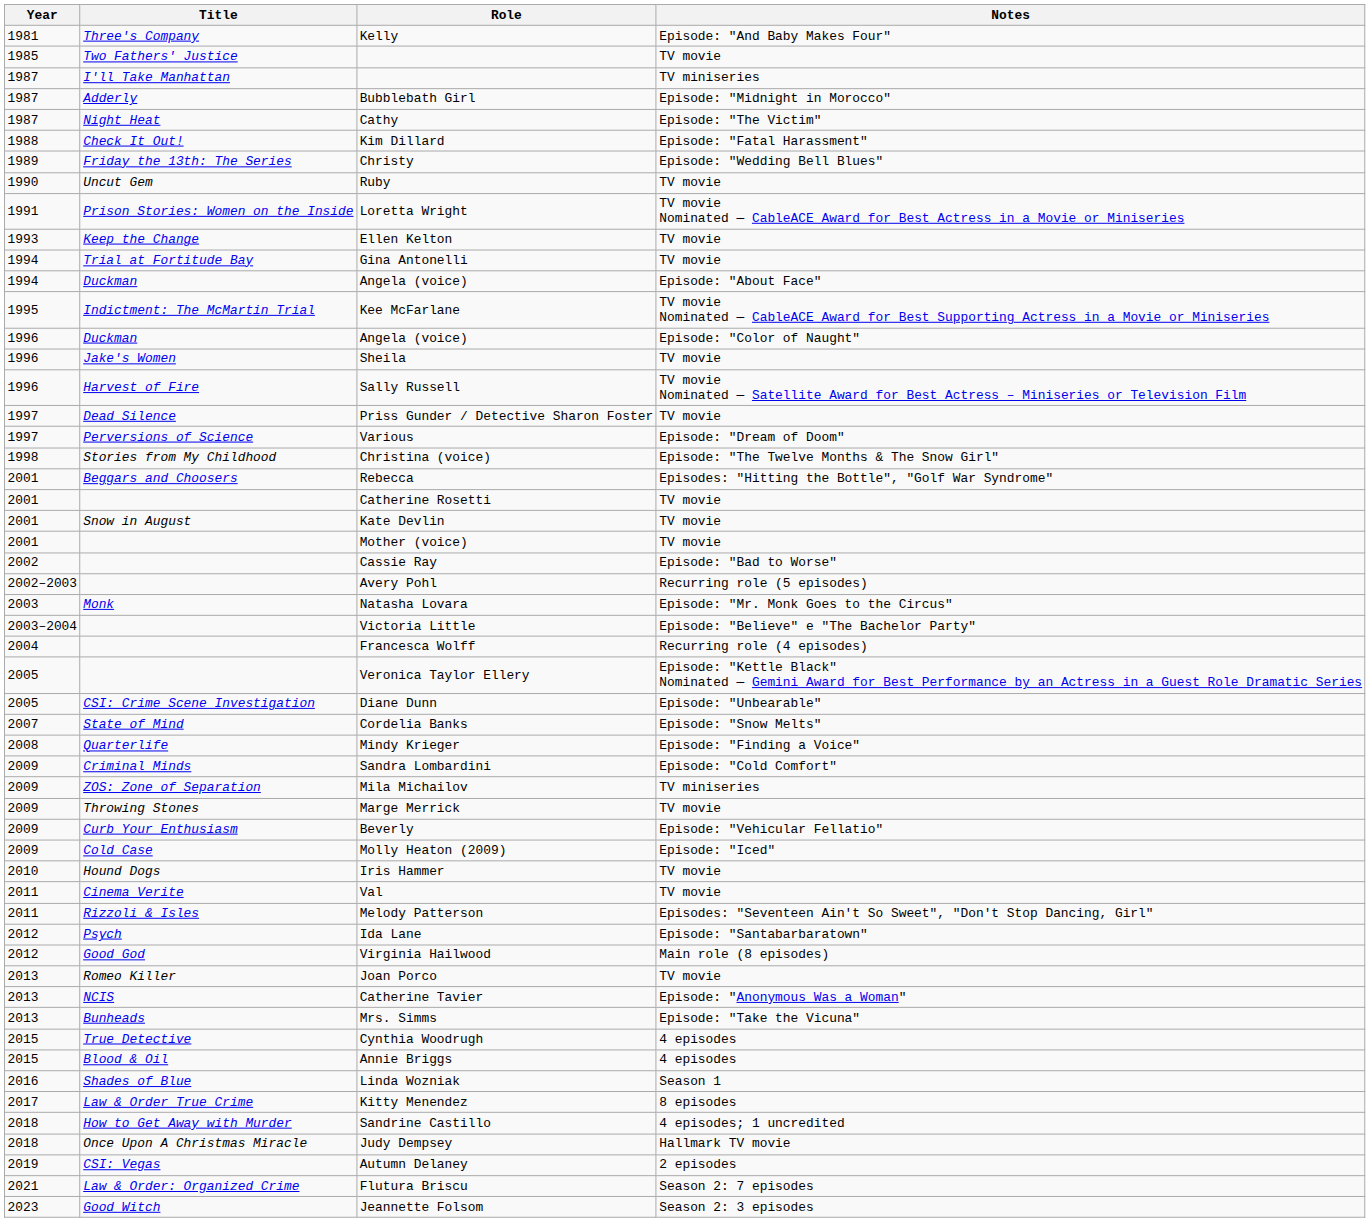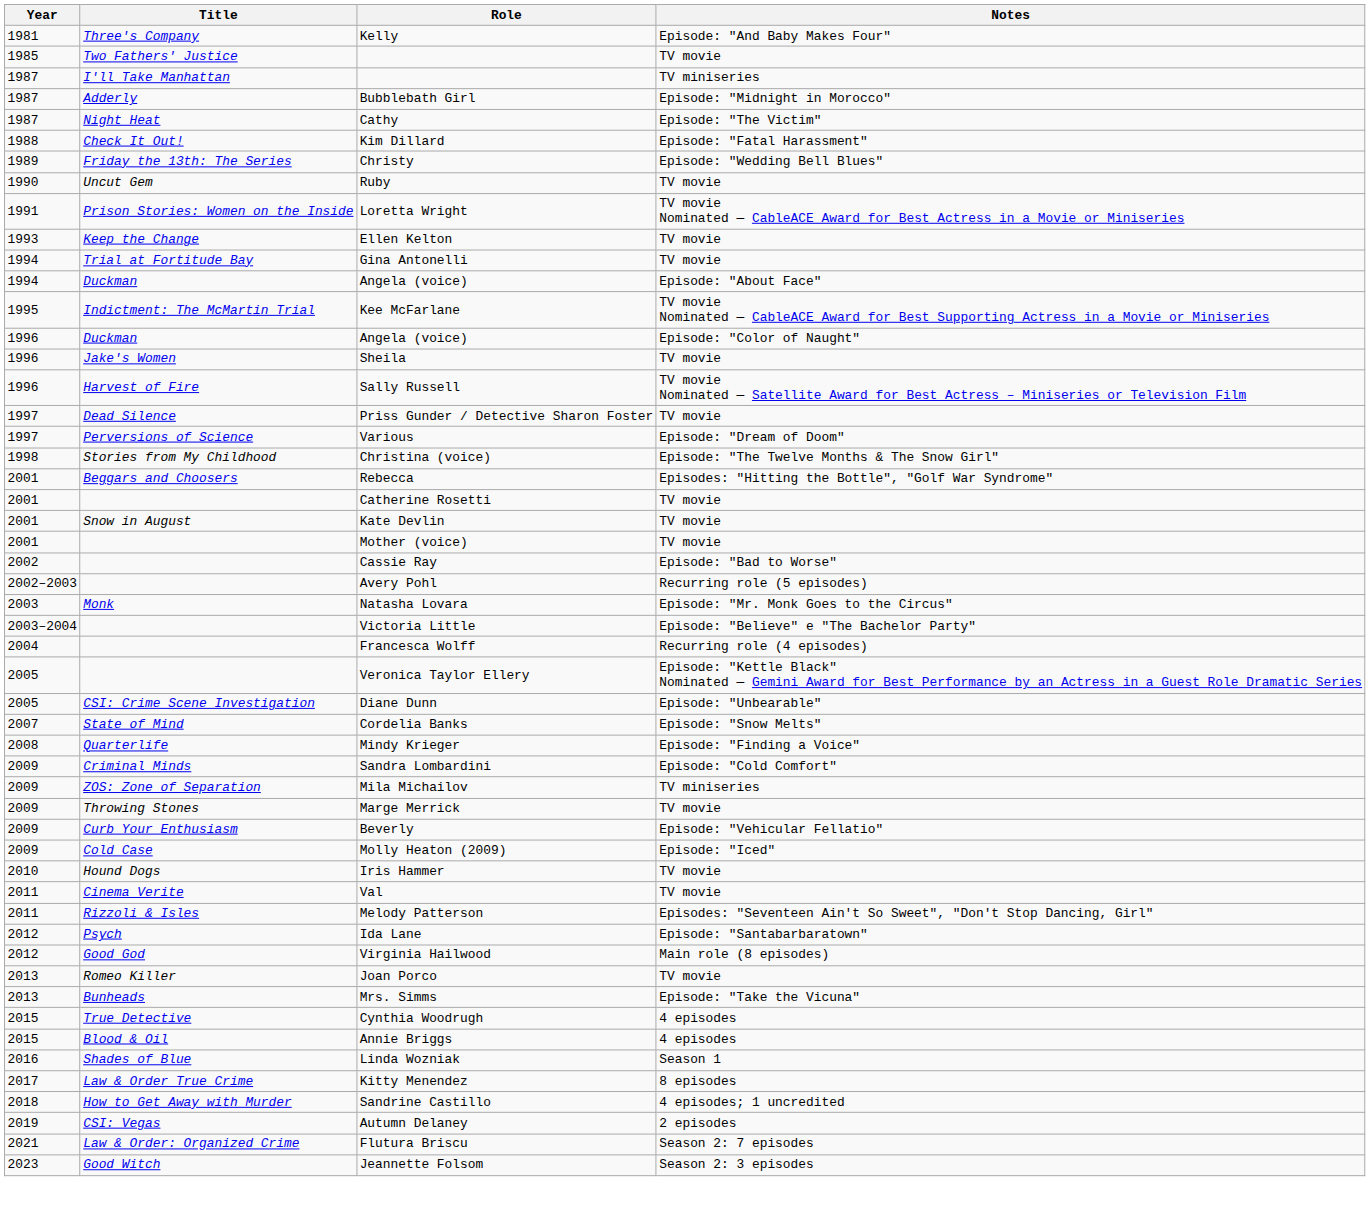- row: (421, 997)
- row: (406, 1144)
